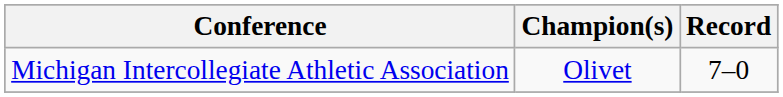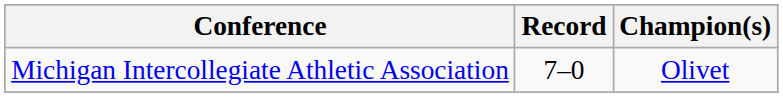columns swapped: (597, 26) <-> (729, 26)
